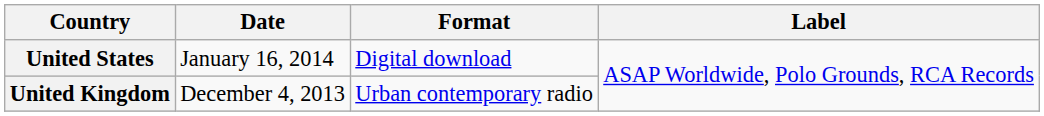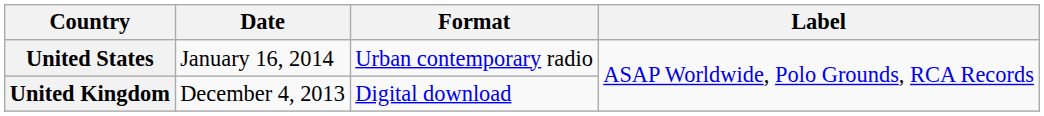(433, 57) Digital download -> (474, 57) Urban contemporary radio
(474, 93) Urban contemporary radio -> (433, 93) Digital download
